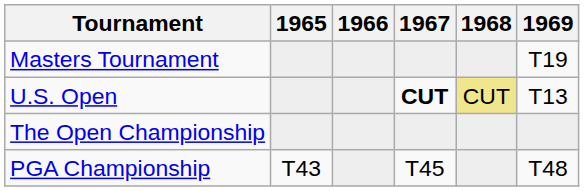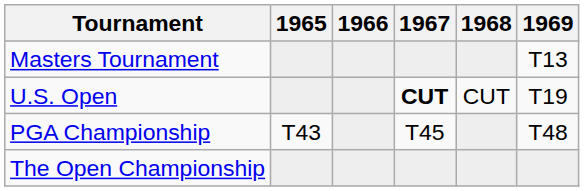(548, 59) T19 -> (548, 59) T13
(486, 96) khaki background -> (486, 96) no background
(548, 96) T13 -> (548, 96) T19
rows swapped: (138, 132) <-> (110, 168)
